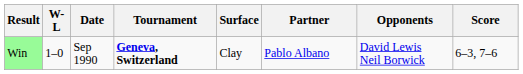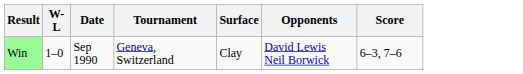- column: (309, 20)
(147, 53) bold -> (145, 53) normal
